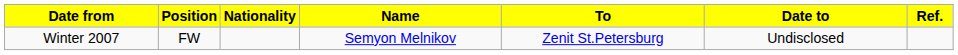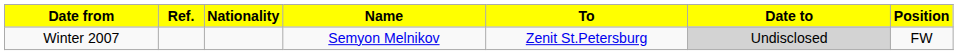columns swapped: (189, 16) <-> (930, 16)
(806, 38) no background -> (789, 38) lightgrey background
